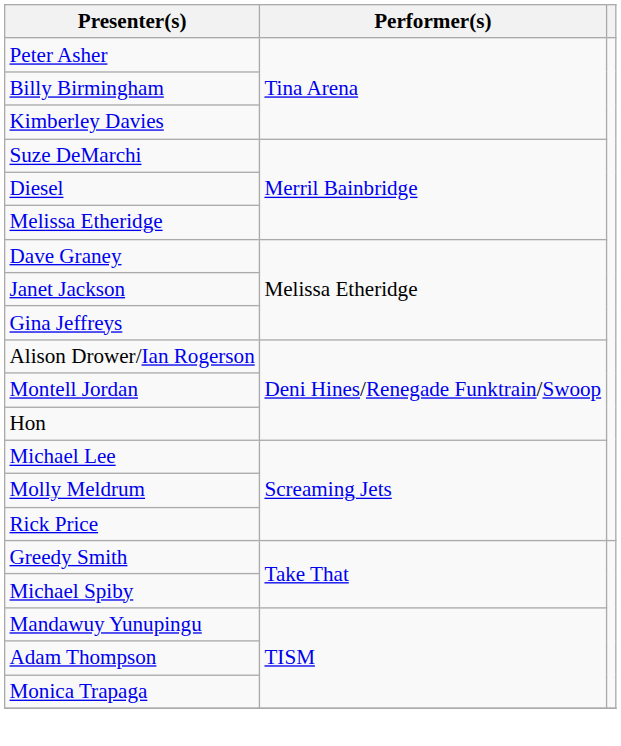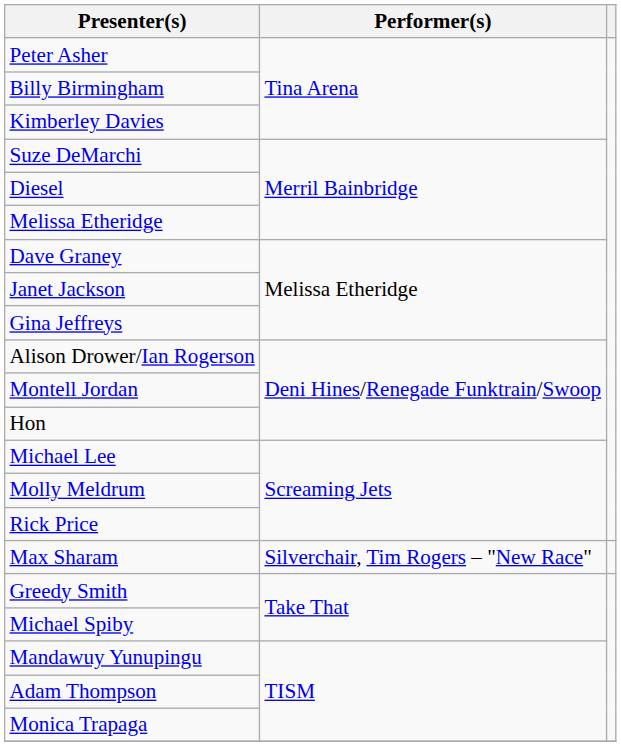+ row: (64, 557)
